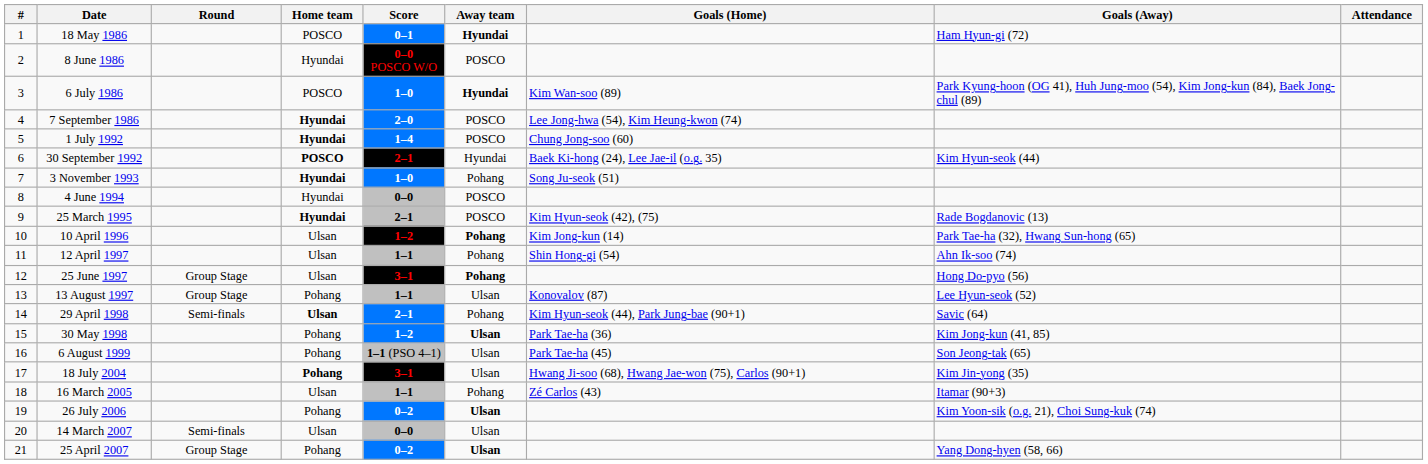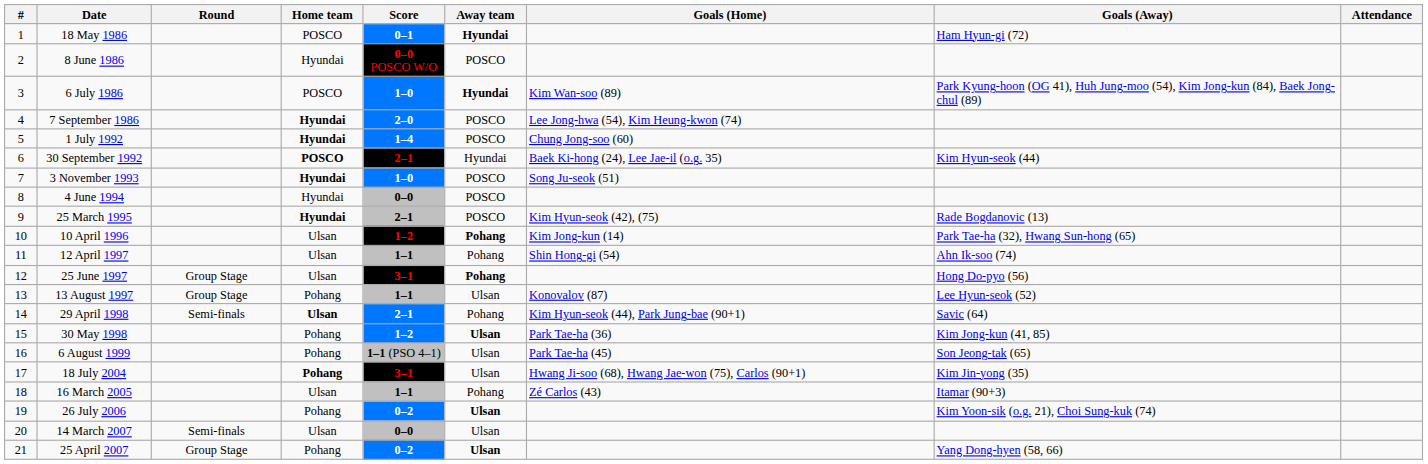(485, 177) Pohang -> (485, 177) POSCO
